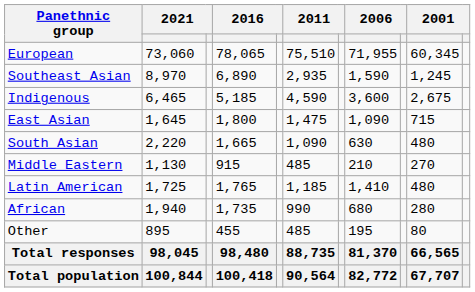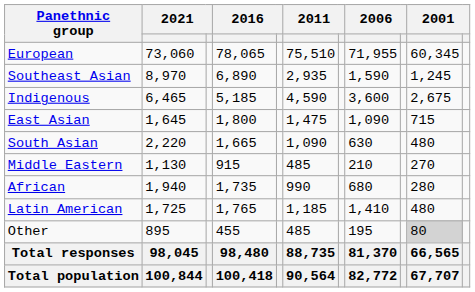rows swapped: (65, 187) <-> (36, 209)
(418, 232) no background -> (418, 232) lightgrey background
